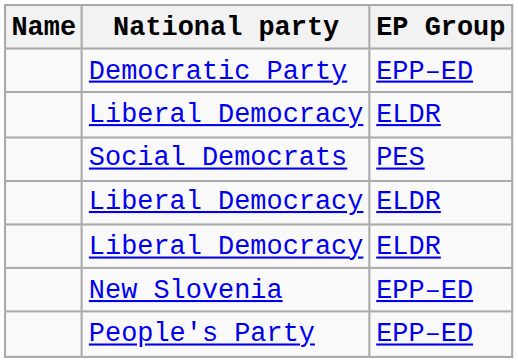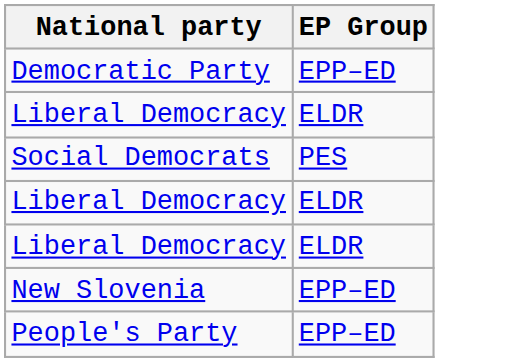- column: (44, 27)
